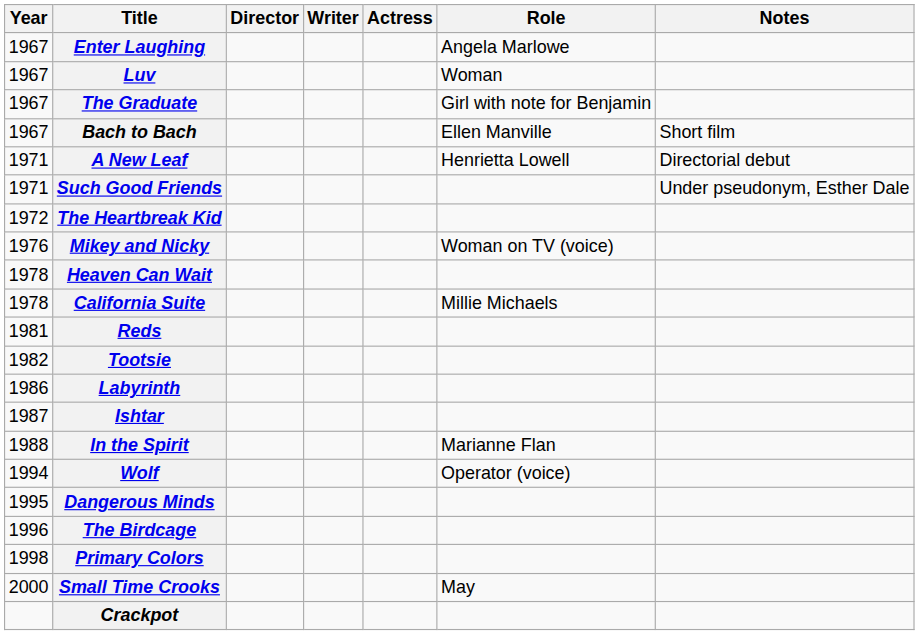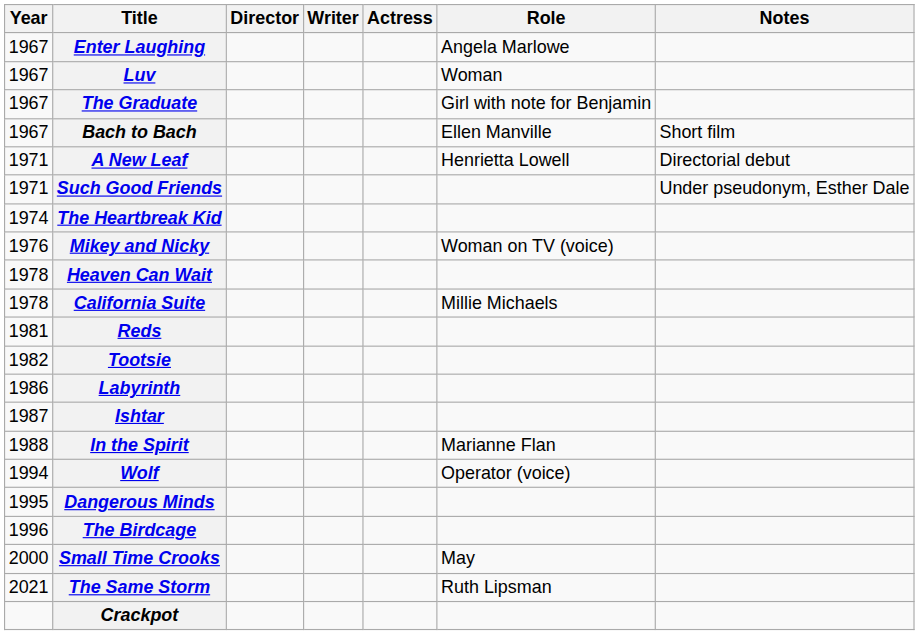(29, 217) 1972 -> (29, 217) 1974
- row: (139, 558)
+ row: (139, 587)
